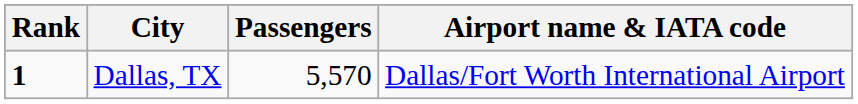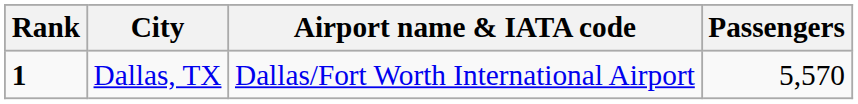columns swapped: (615, 27) <-> (303, 27)
